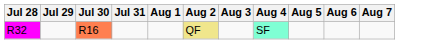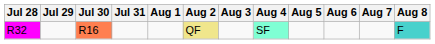+ column: (412, 13)
